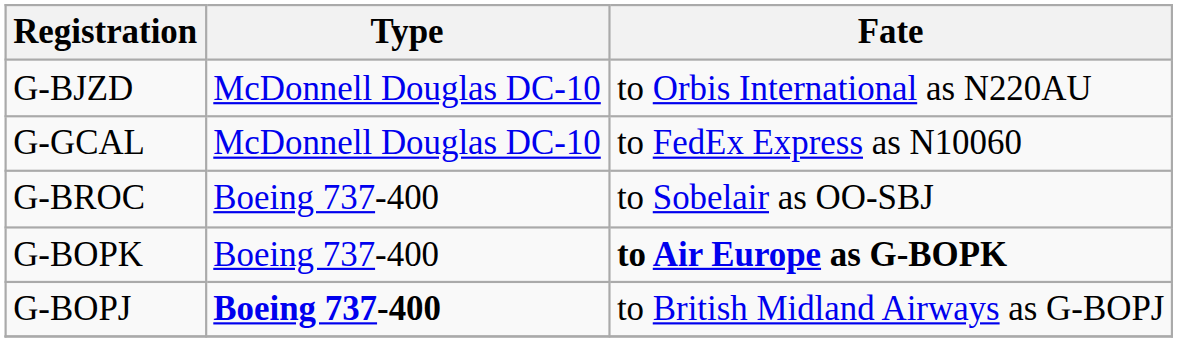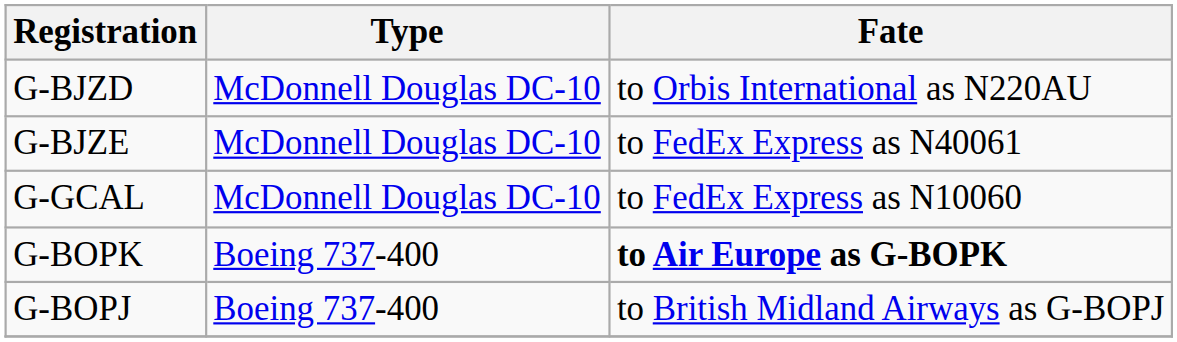+ row: (71, 142)
- row: (79, 198)
(327, 308) bold -> (326, 308) normal
